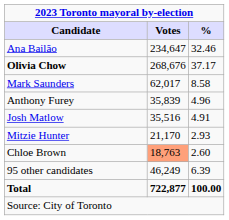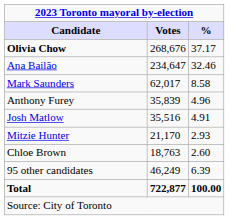rows swapped: (36, 65) <-> (32, 48)
(165, 153) lightsalmon background -> (165, 153) no background
